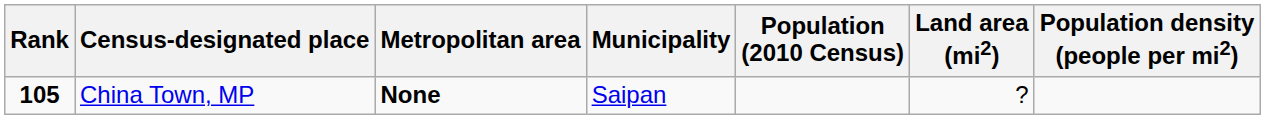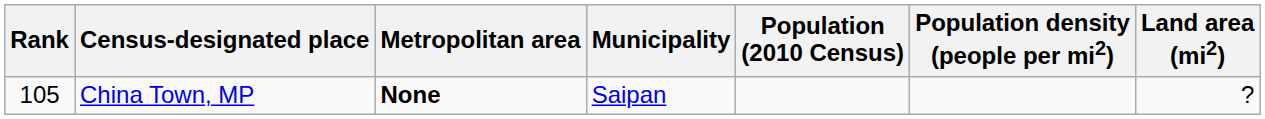columns swapped: (972, 40) <-> (1147, 40)
(40, 95) bold -> (40, 95) normal
